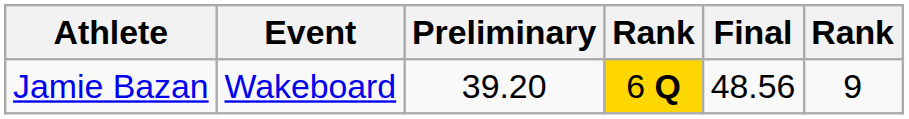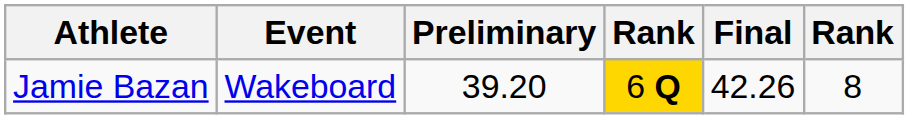(753, 86) 48.56 -> (753, 86) 42.26
(853, 86) 9 -> (853, 86) 8
